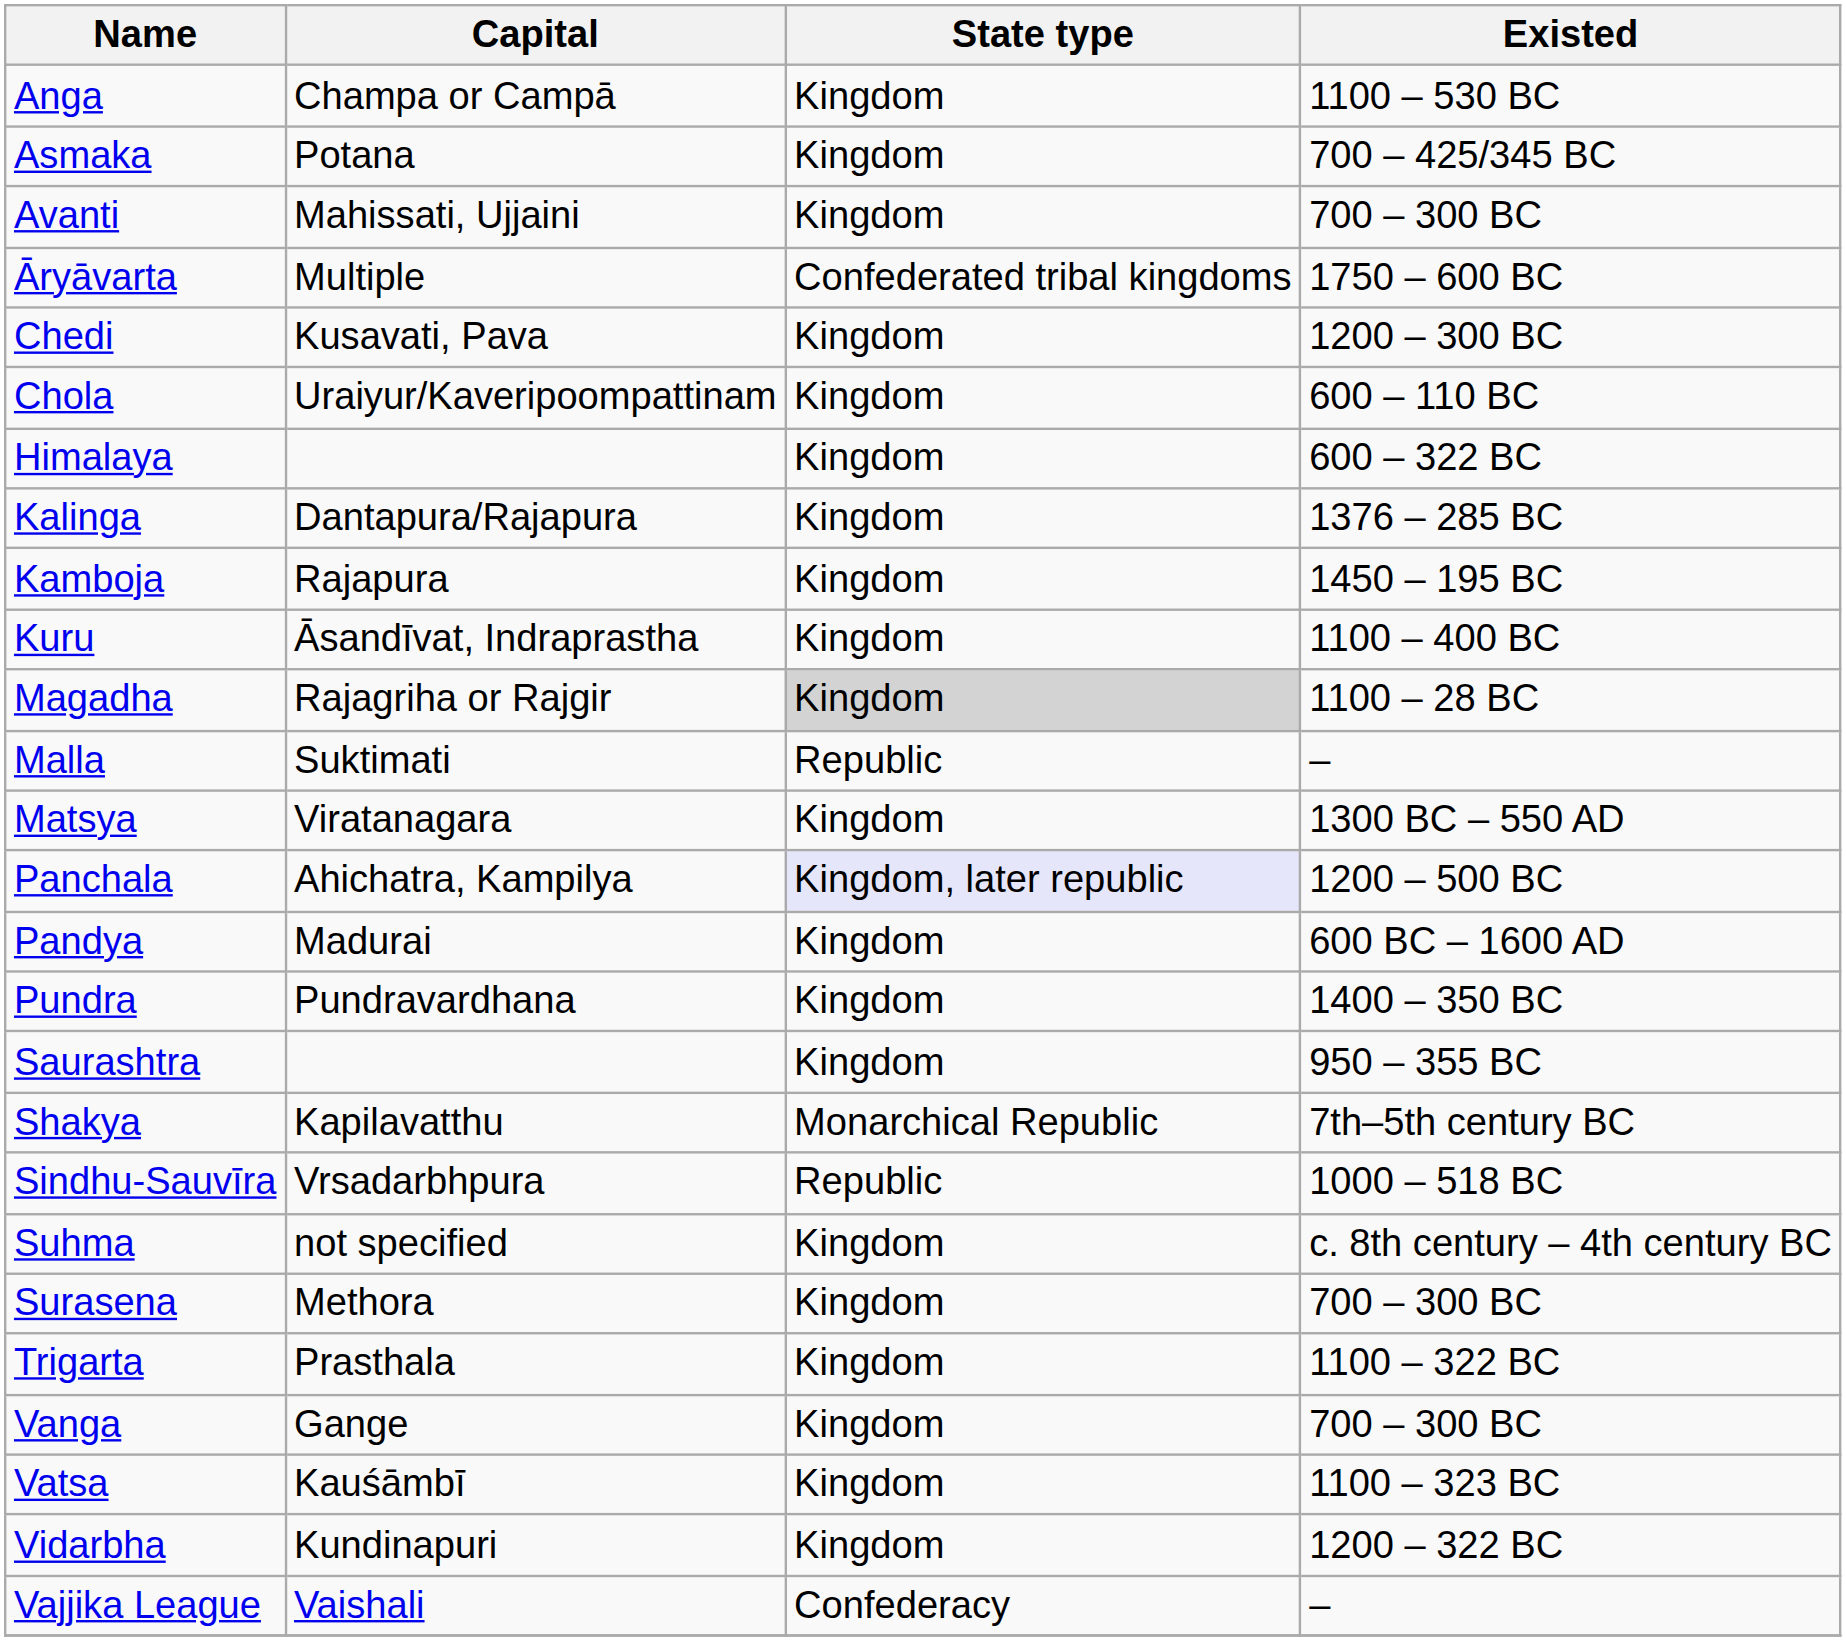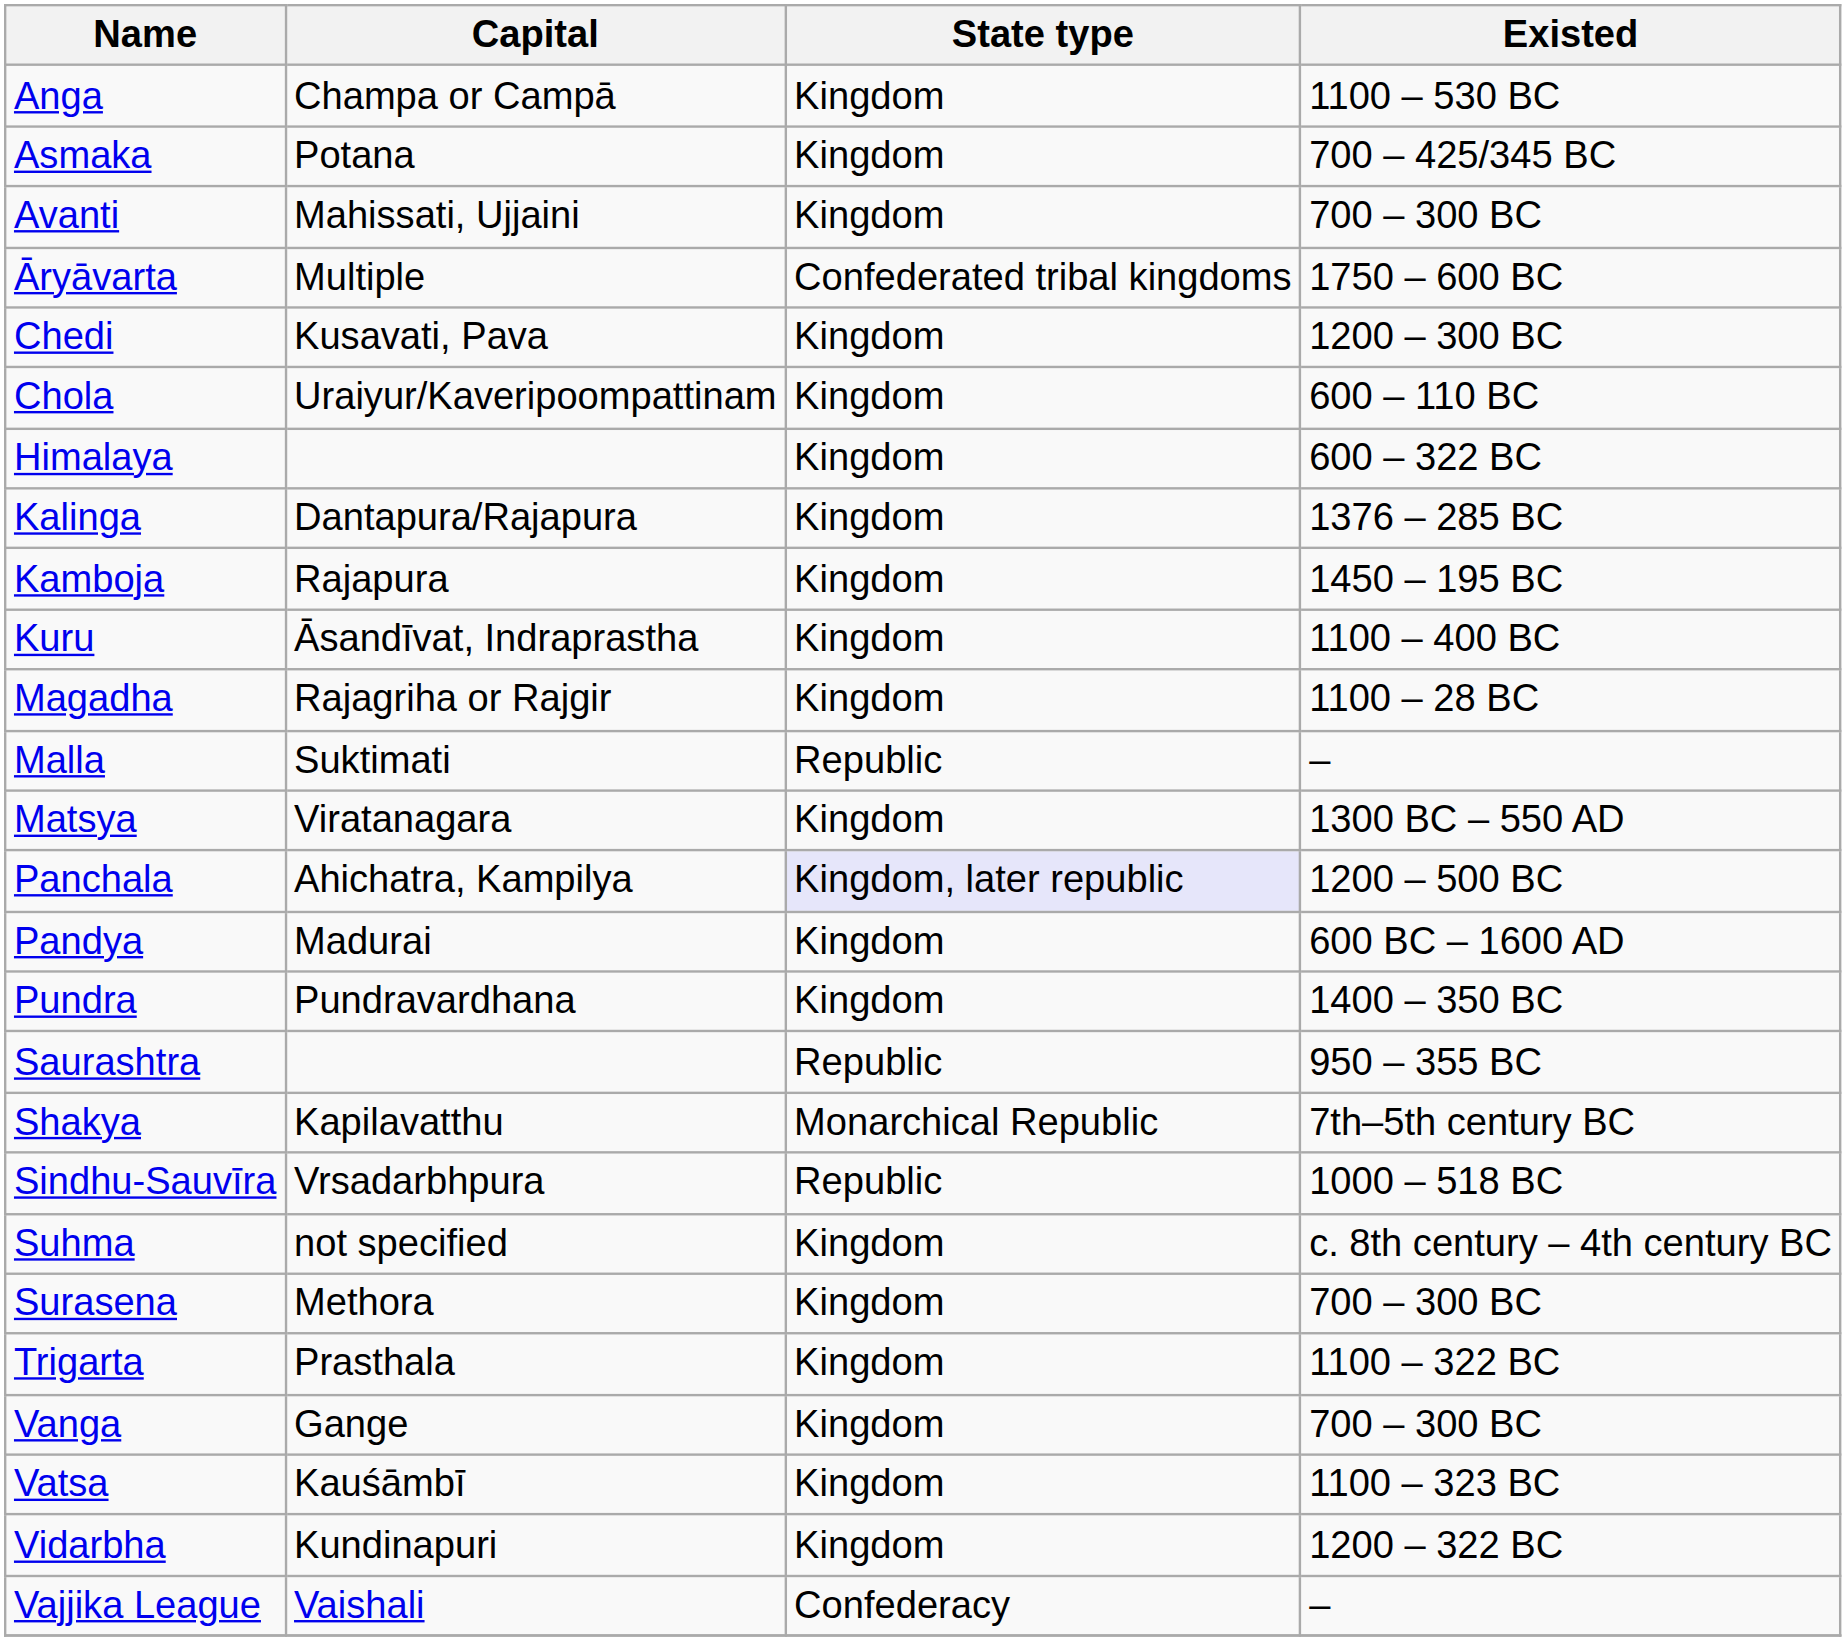(869, 699) lightgrey background -> (869, 699) no background
(869, 1061) Kingdom -> (868, 1061) Republic
